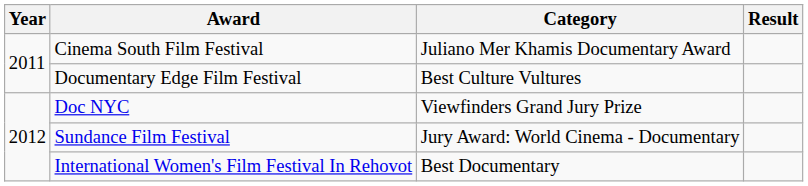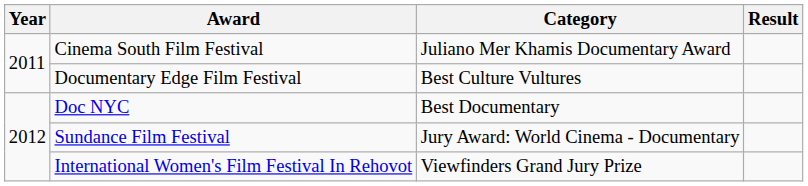(531, 107) Viewfinders Grand Jury Prize -> (490, 107) Best Documentary
(490, 166) Best Documentary -> (531, 166) Viewfinders Grand Jury Prize
